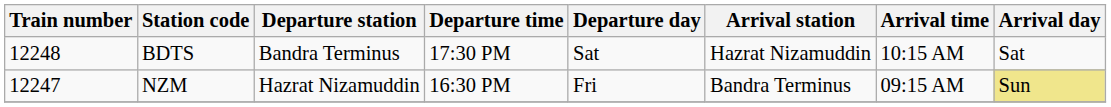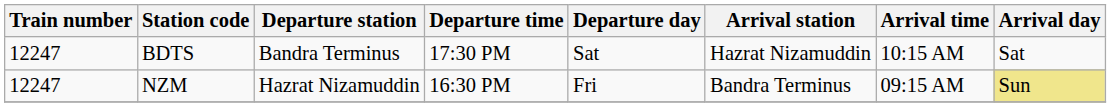(35, 53) 12248 -> (35, 53) 12247
